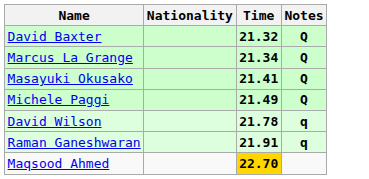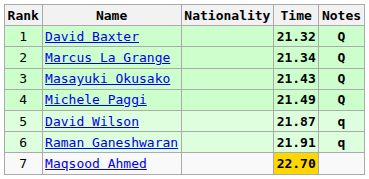+ column: (23, 15)
(259, 79) 21.41 -> (296, 79) 21.43
(259, 121) 21.78 -> (296, 121) 21.87
